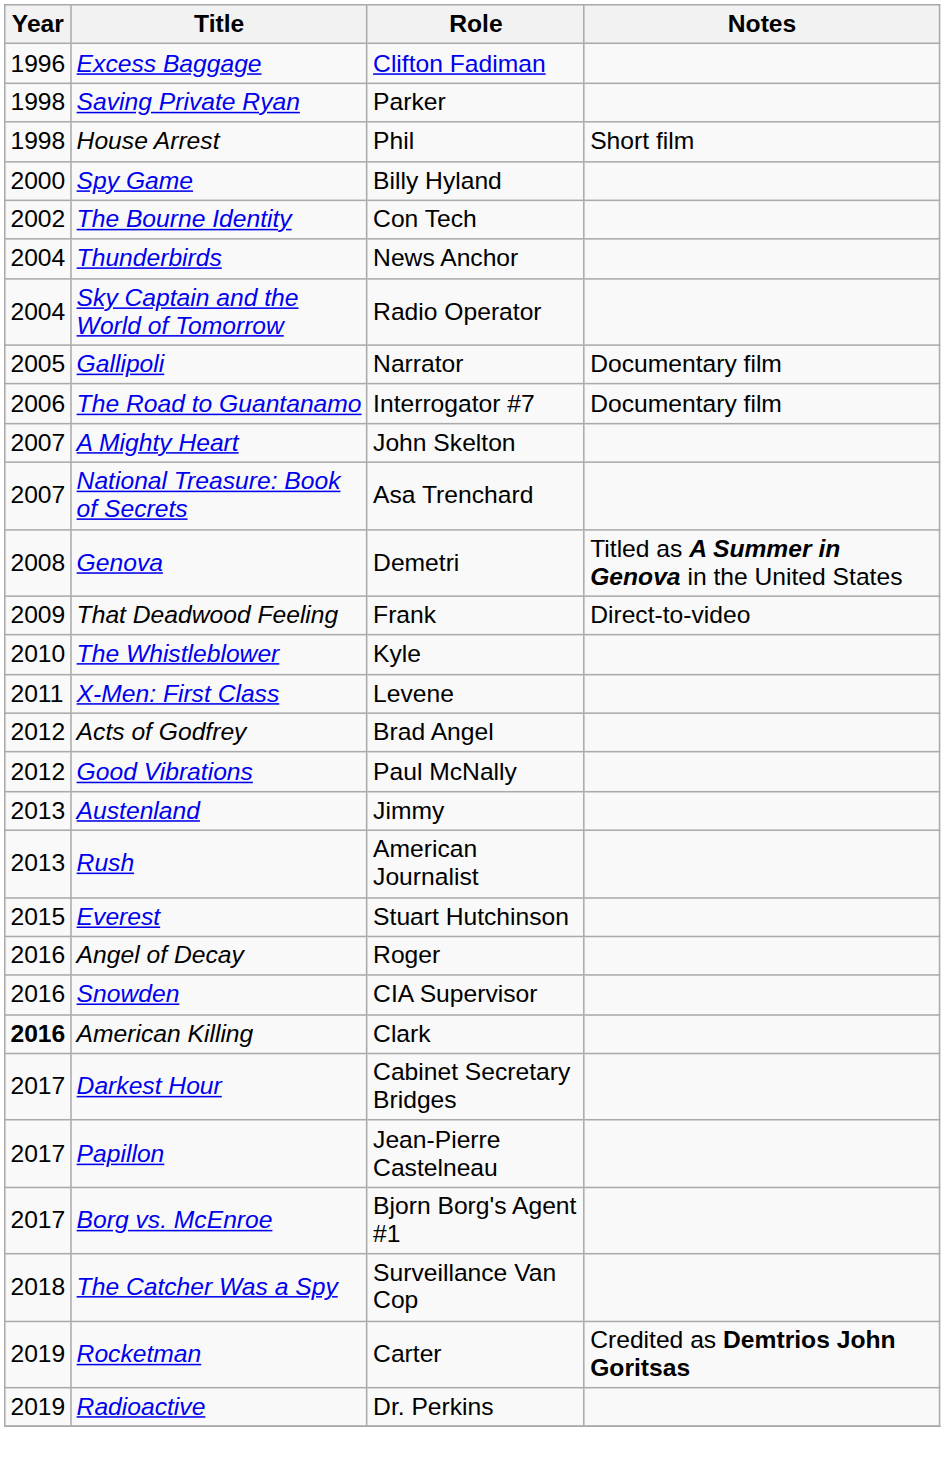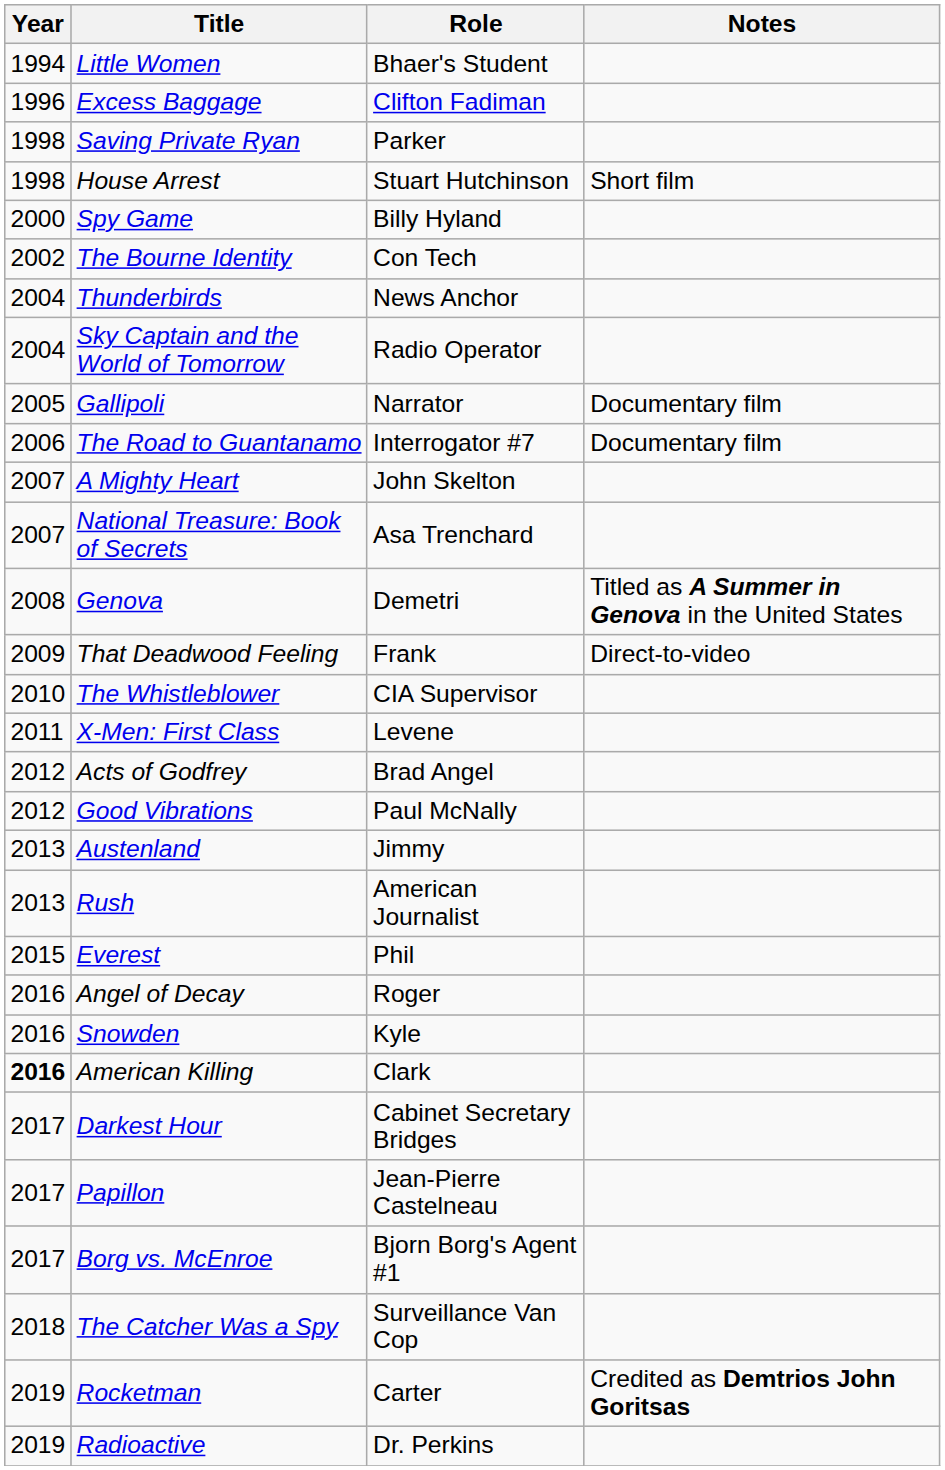+ row: (149, 63)
(394, 141) Phil -> (471, 180) Stuart Hutchinson
(397, 654) Kyle -> (455, 693) CIA Supervisor
(471, 916) Stuart Hutchinson -> (394, 955) Phil
(455, 994) CIA Supervisor -> (397, 1033) Kyle
